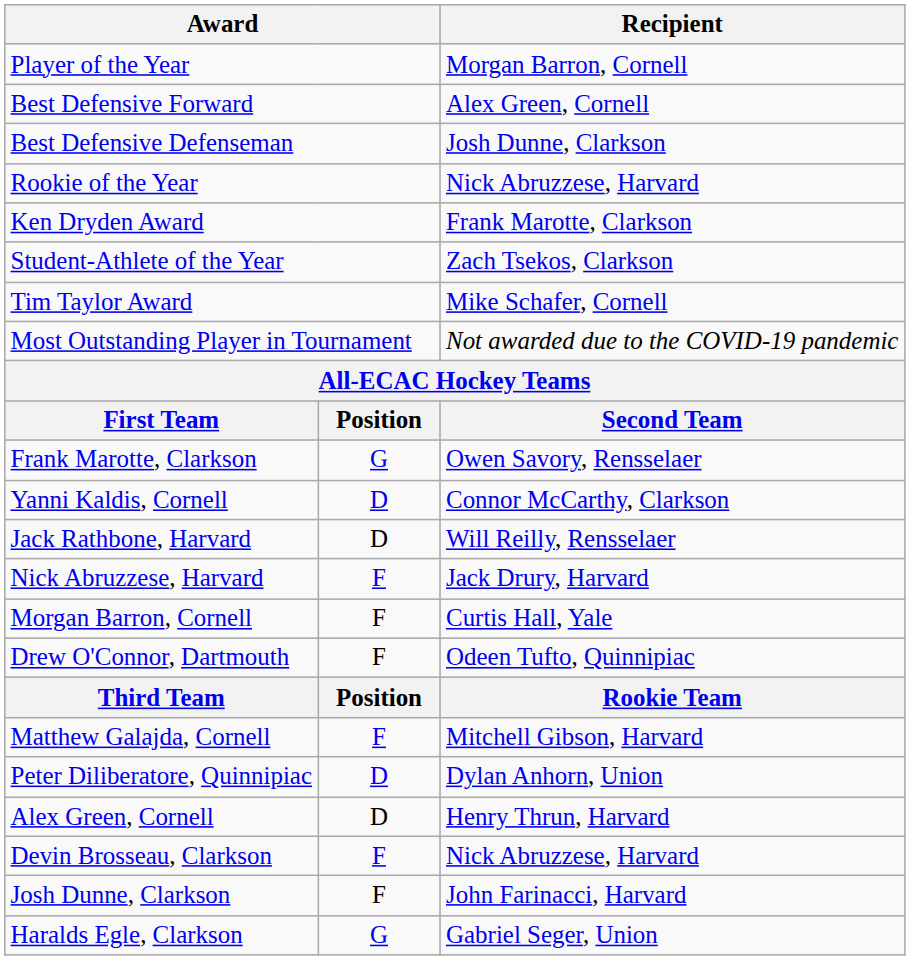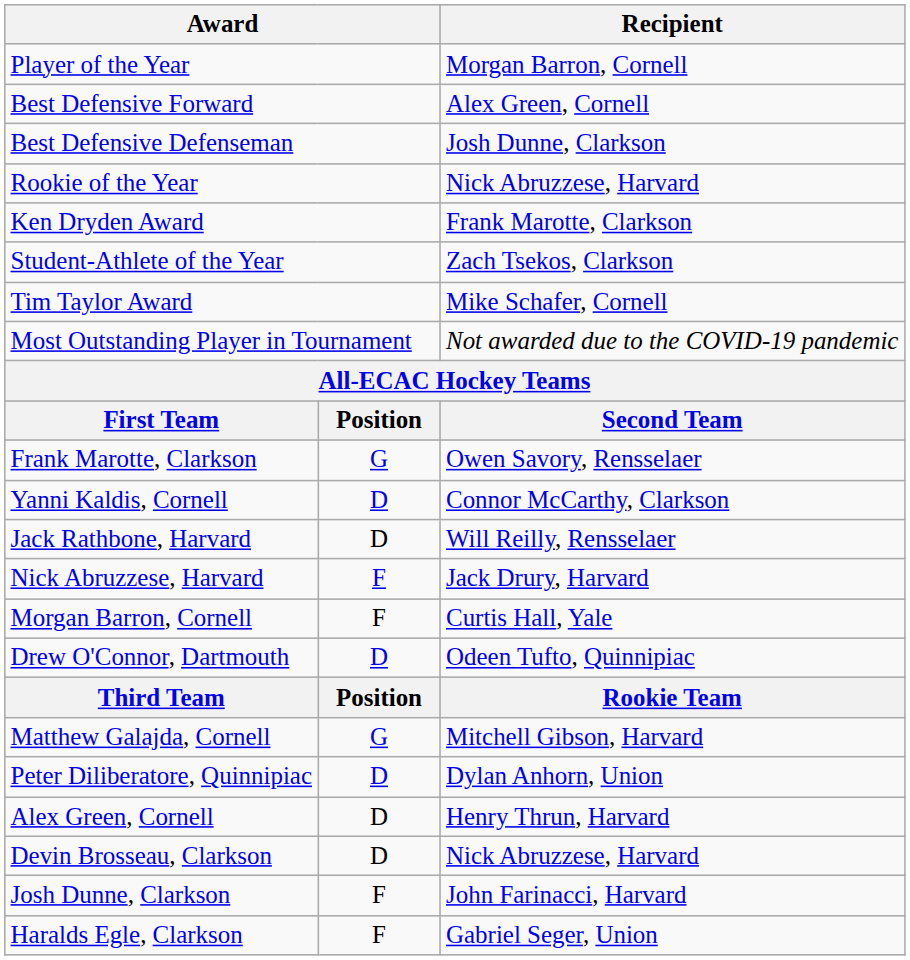(379, 657) F -> (379, 657) D
(379, 736) F -> (379, 736) G
(379, 855) F -> (379, 855) D
(379, 934) G -> (379, 934) F
